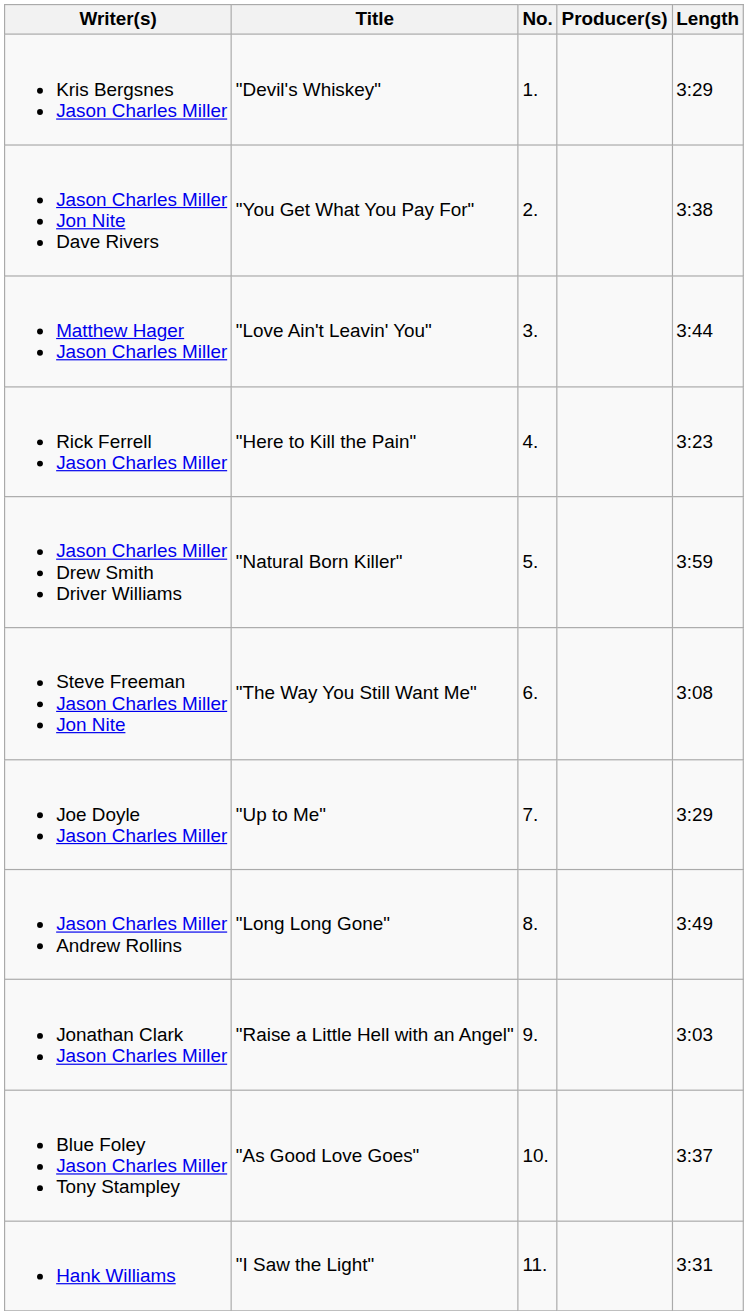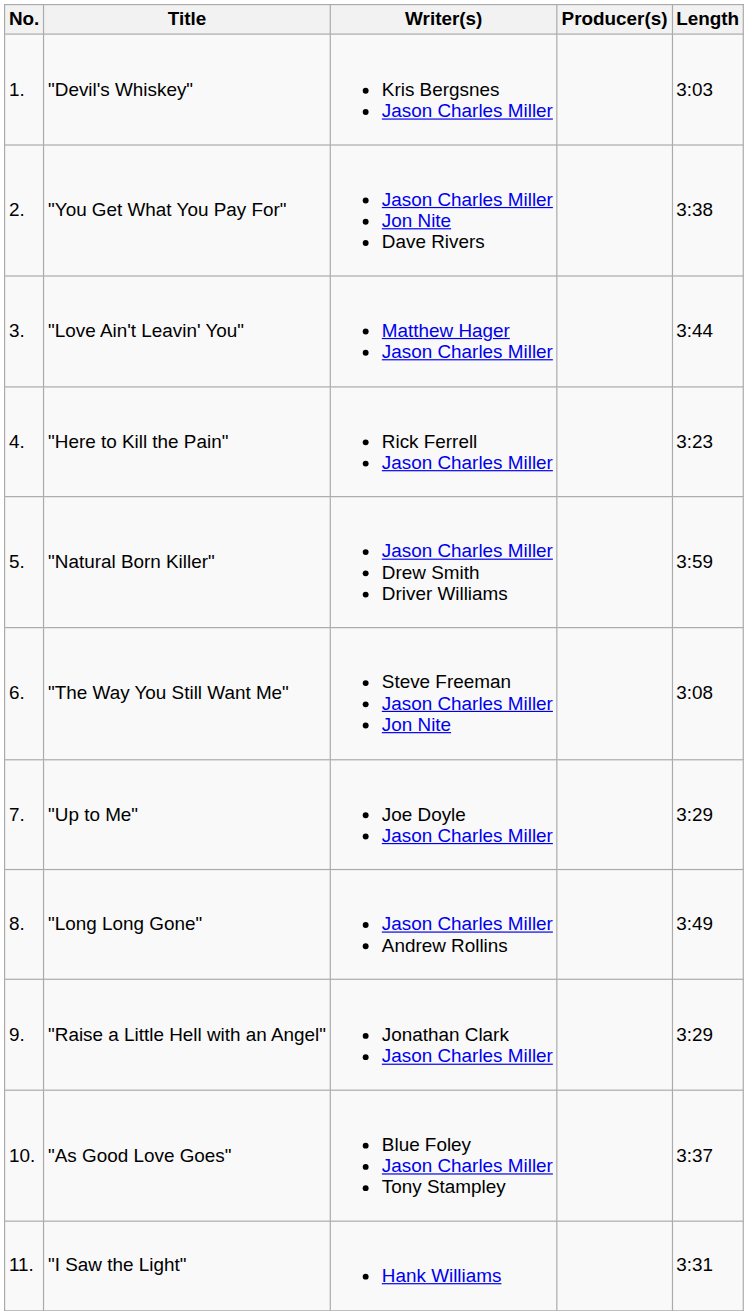columns swapped: (538, 19) <-> (118, 19)
(695, 89) 3:29 -> (695, 89) 3:03
(695, 1034) 3:03 -> (695, 1034) 3:29
